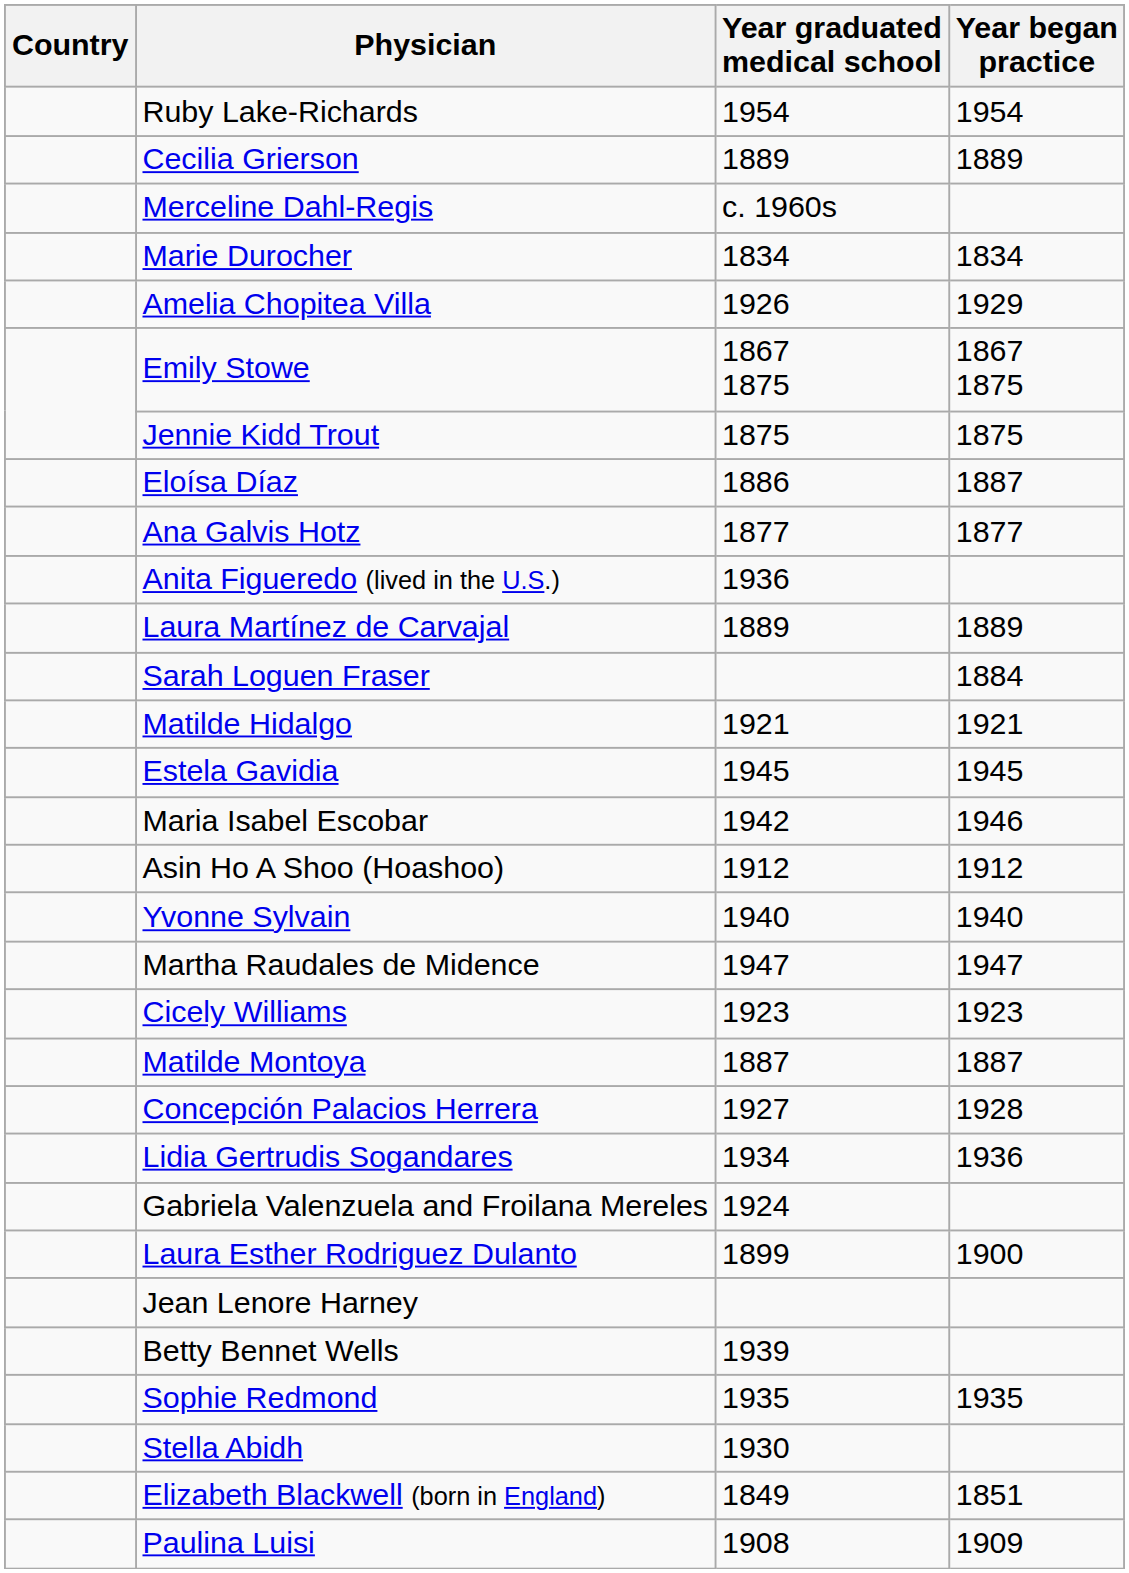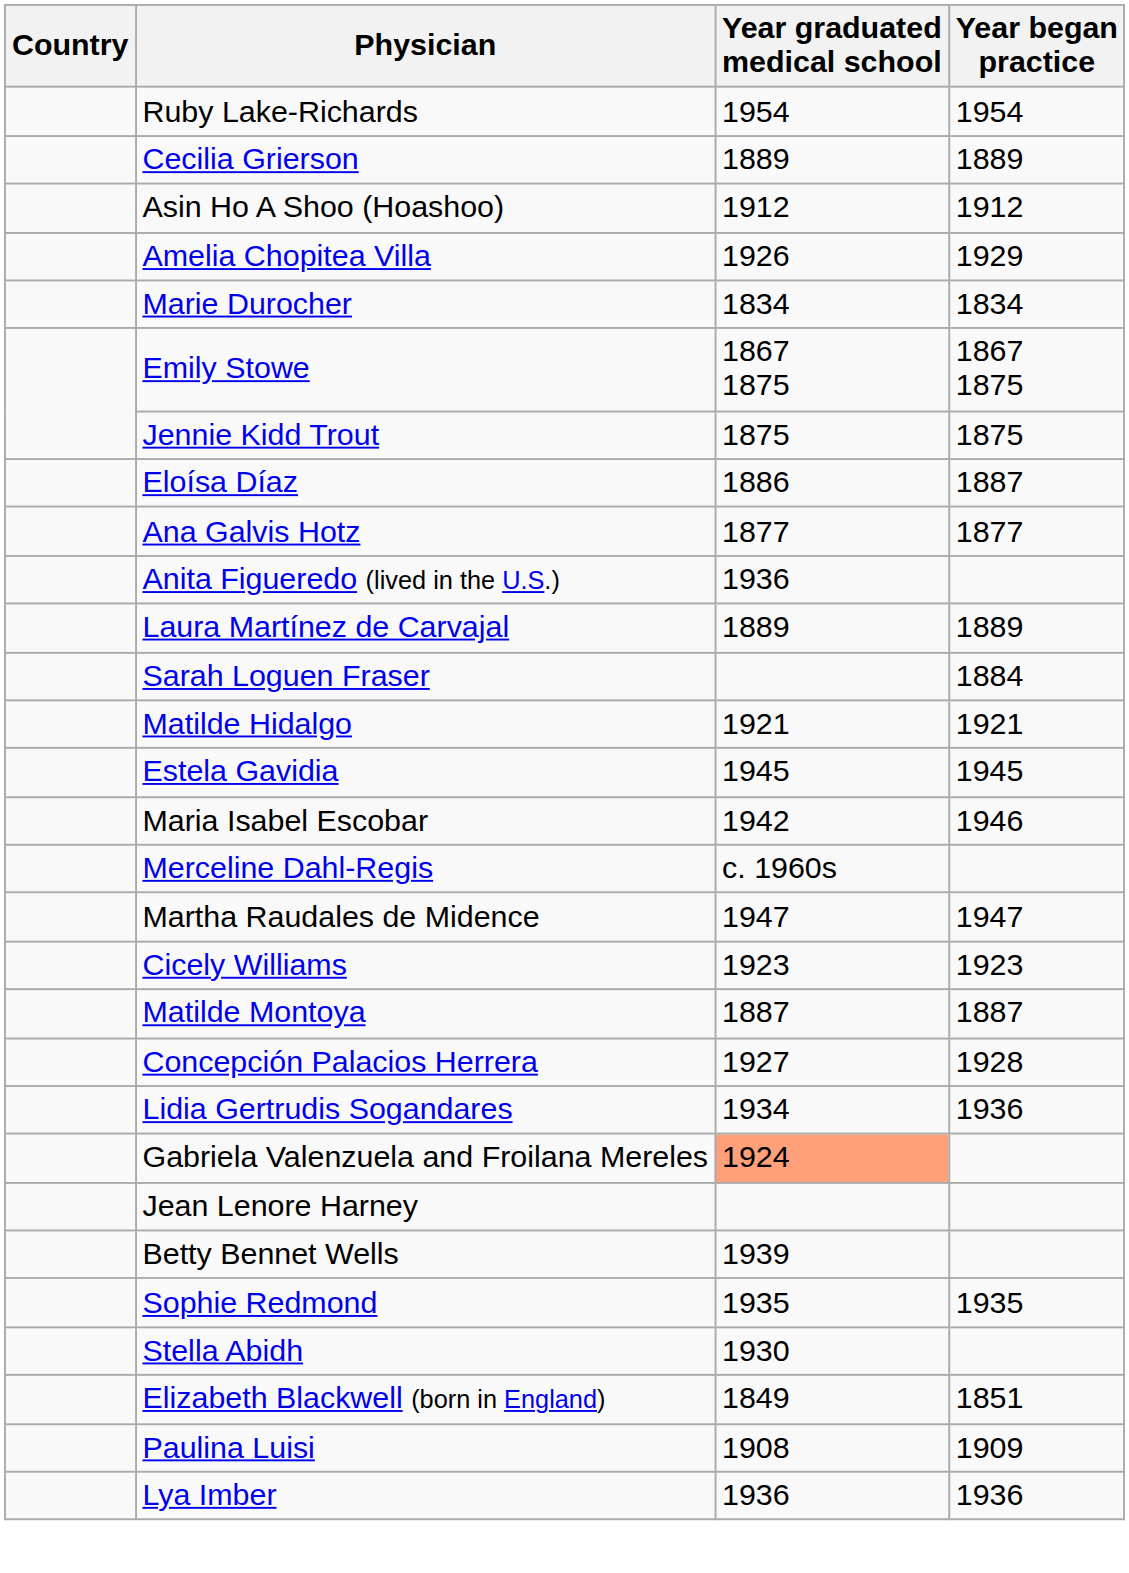rows swapped: (288, 207) <-> (323, 868)
rows swapped: (287, 303) <-> (247, 255)
- row: (246, 916)
(756, 1205) no background -> (756, 1157) lightsalmon background
- row: (360, 1254)
+ row: (210, 1495)
